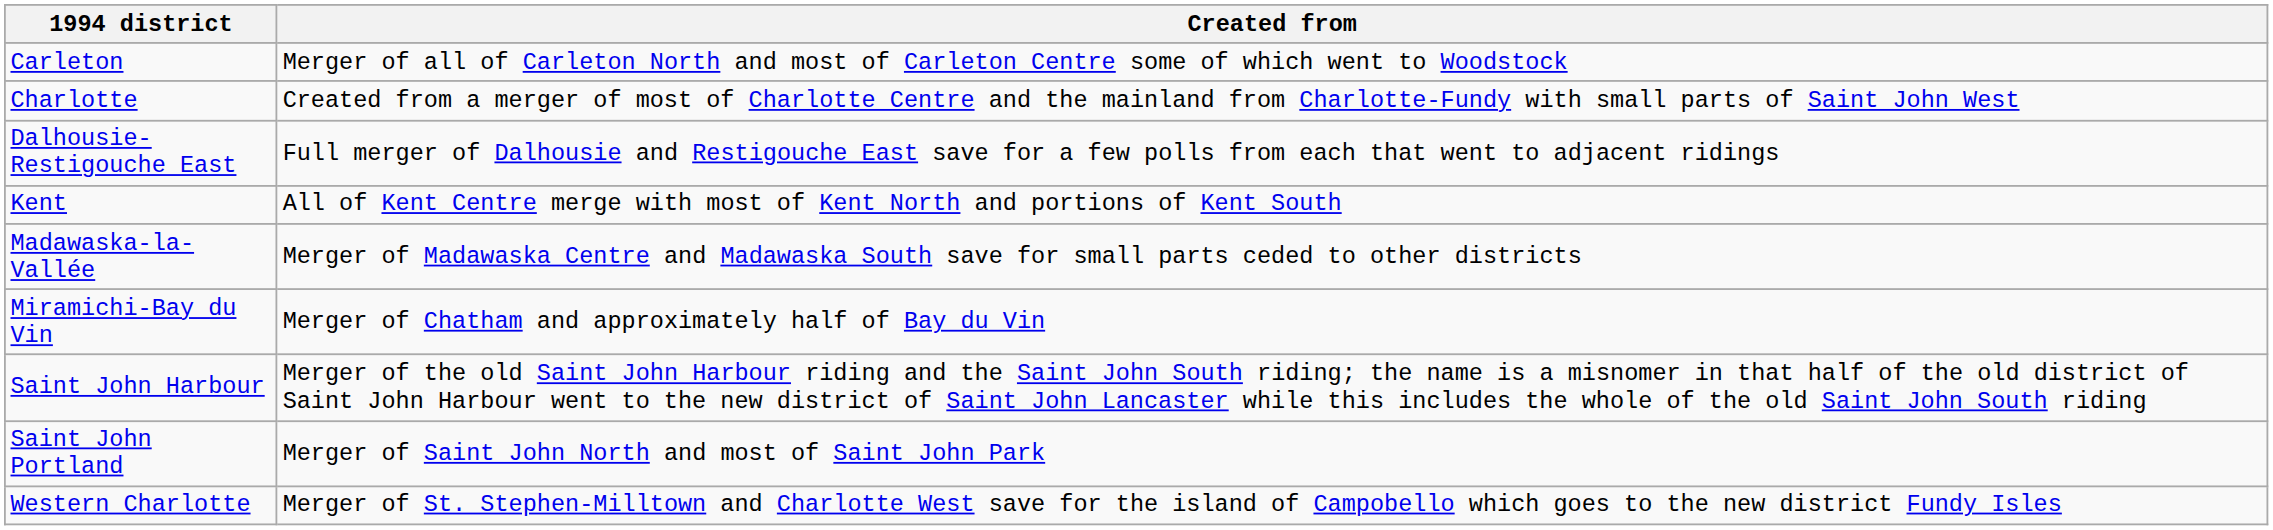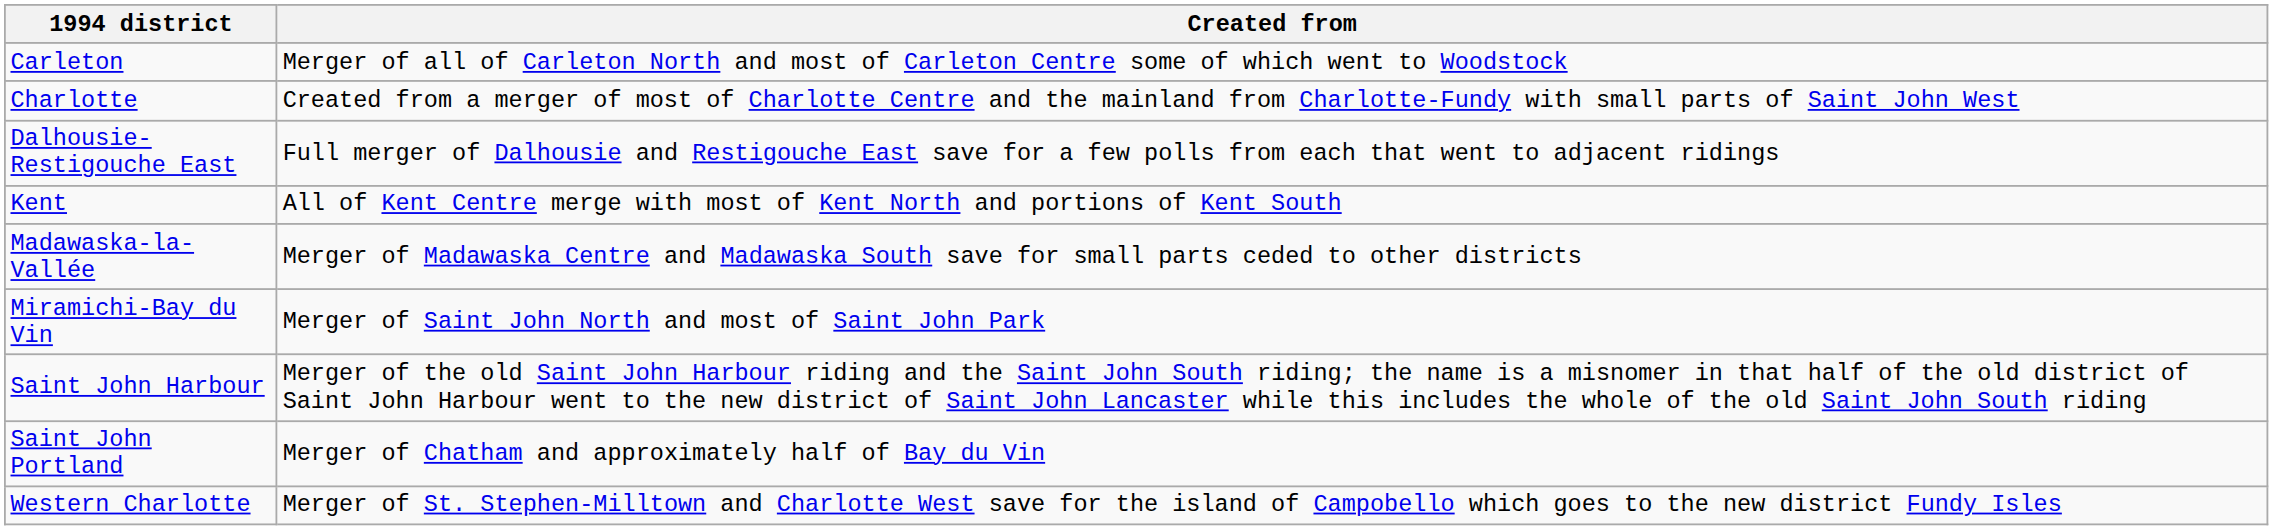(664, 322) Merger of Chatham and approximately half of Bay du Vin -> (664, 322) Merger of Saint John North and most of Saint John Park
(664, 453) Merger of Saint John North and most of Saint John Park -> (664, 453) Merger of Chatham and approximately half of Bay du Vin
